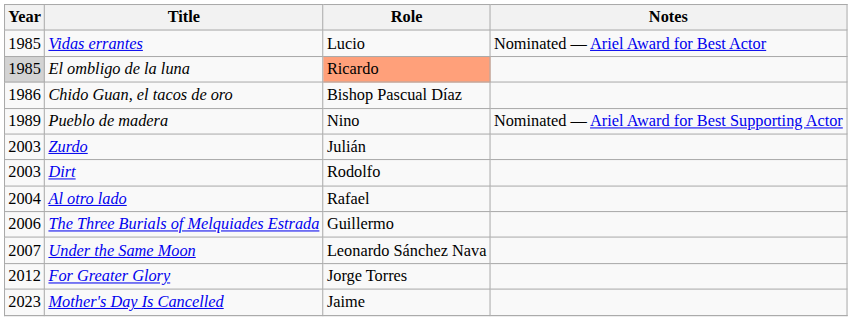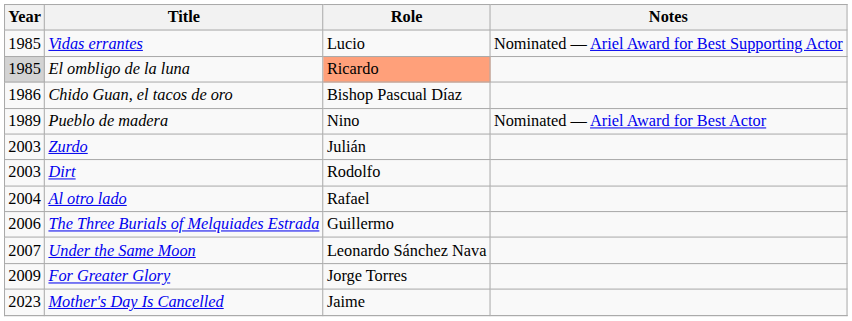(630, 43) Nominated — Ariel Award for Best Actor -> (668, 43) Nominated — Ariel Award for Best Supporting Actor
(668, 120) Nominated — Ariel Award for Best Supporting Actor -> (630, 120) Nominated — Ariel Award for Best Actor
(25, 276) 2012 -> (25, 276) 2009
